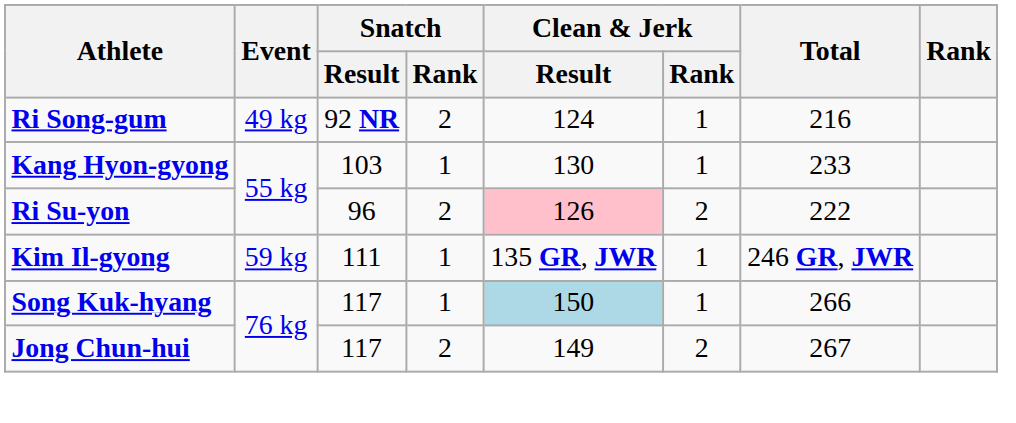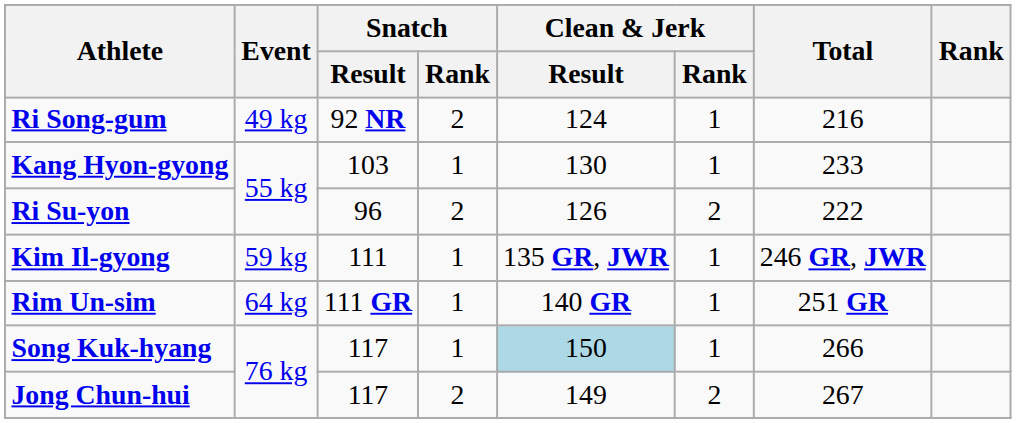(573, 211) pink background -> (586, 211) no background
+ row: (84, 302)
